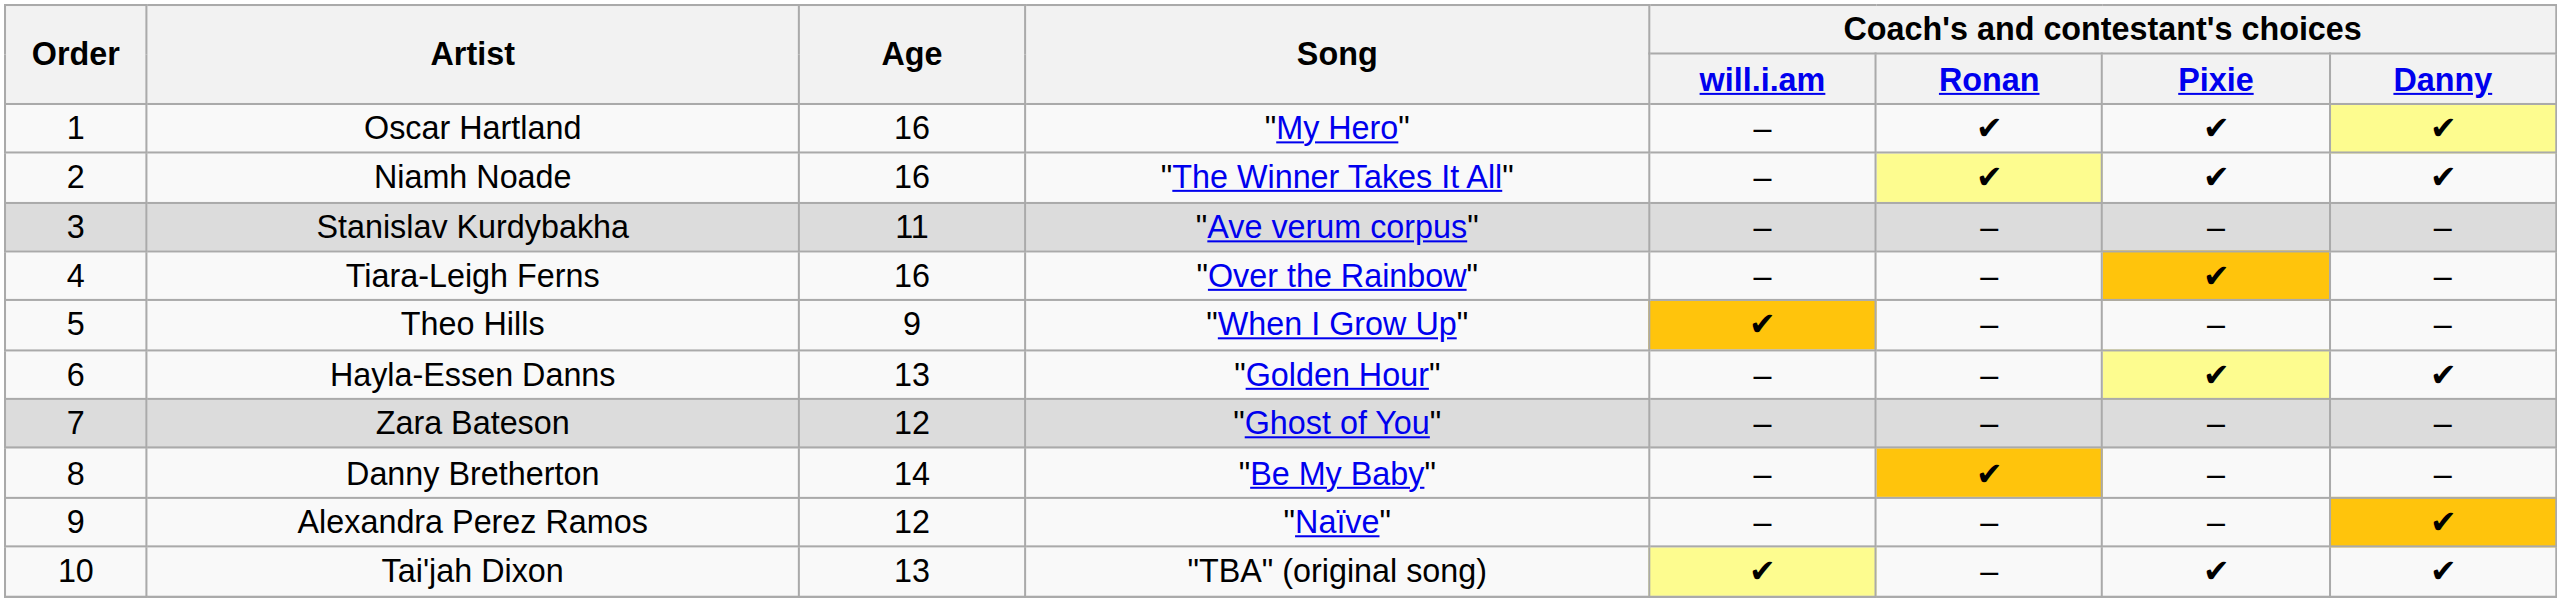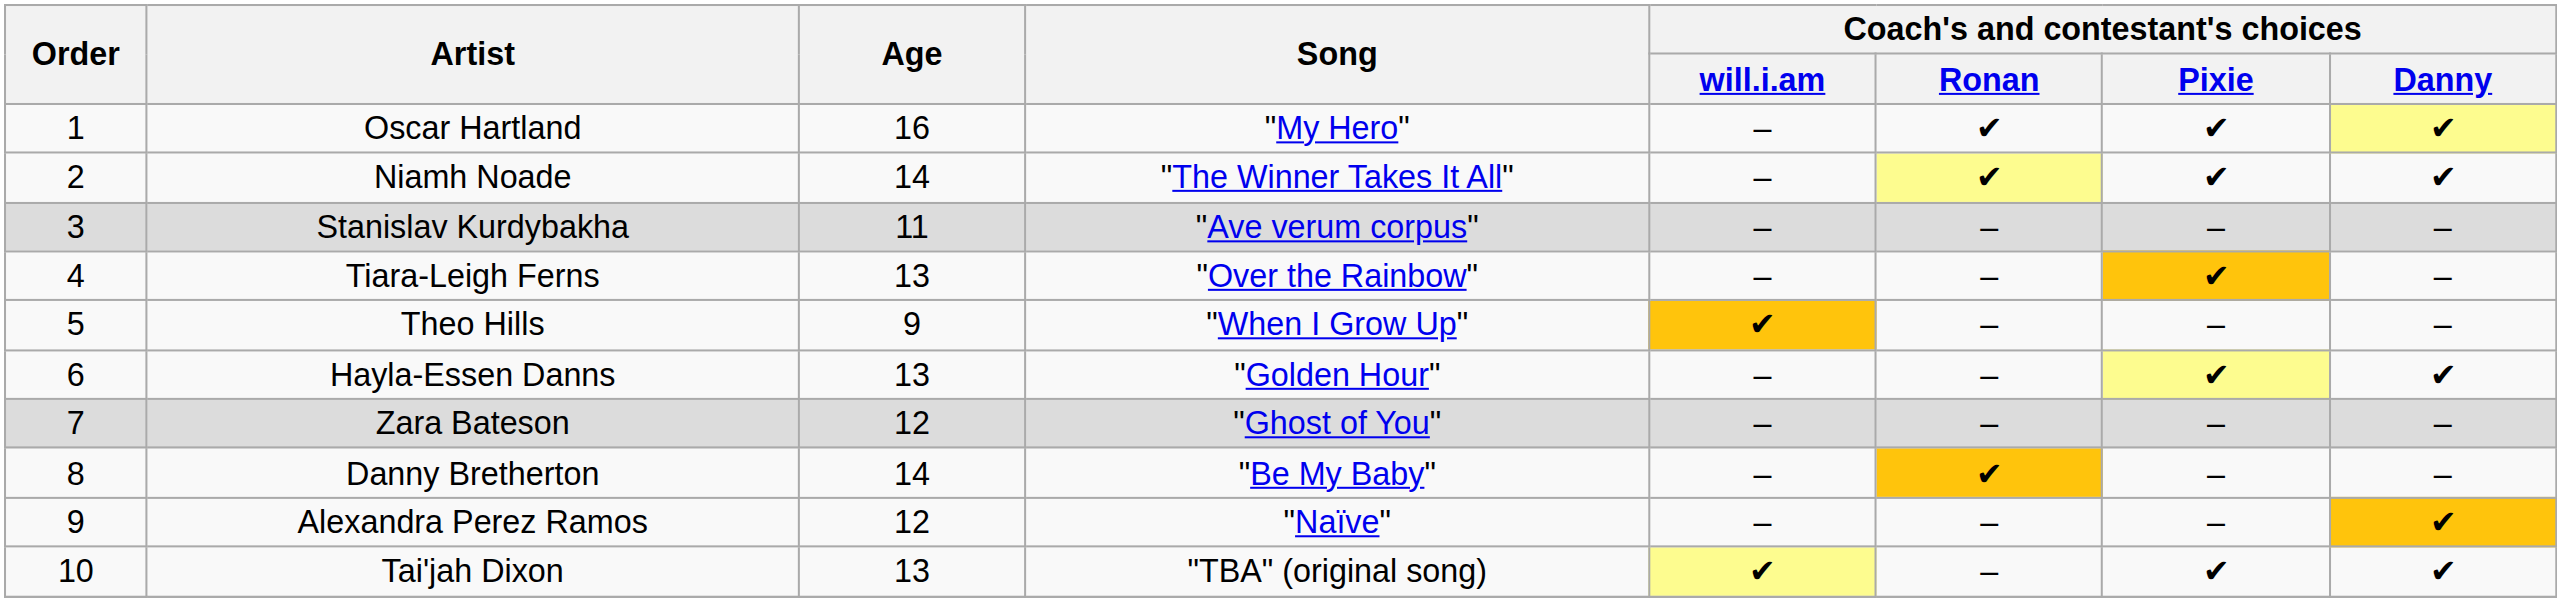(912, 177) 16 -> (912, 177) 14
(912, 276) 16 -> (912, 276) 13
